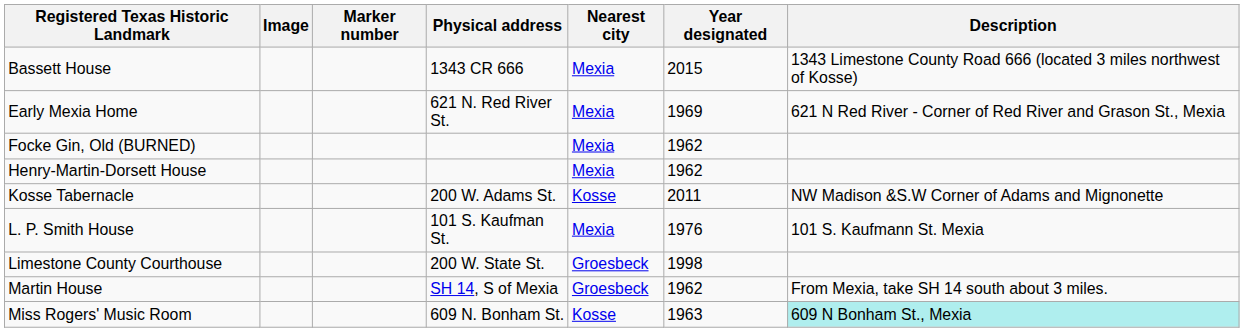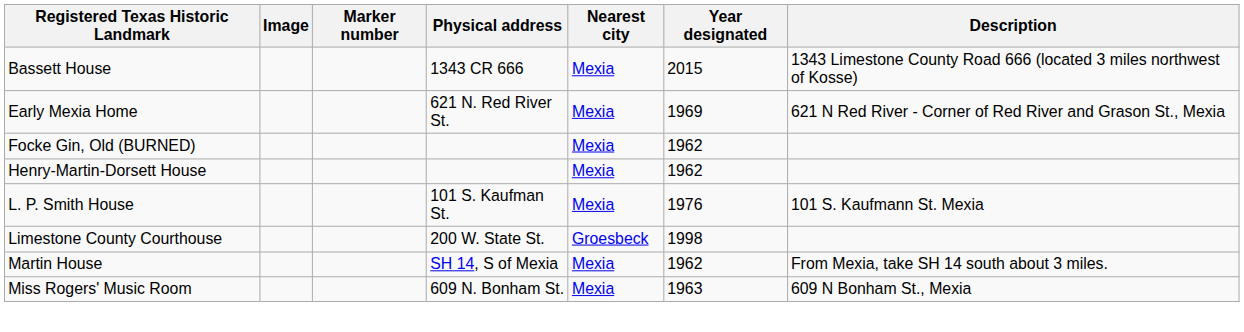- row: (71, 196)
(610, 289) Groesbeck -> (593, 264) Mexia
(594, 314) Kosse -> (593, 289) Mexia
(881, 314) paleturquoise background -> (881, 289) no background
